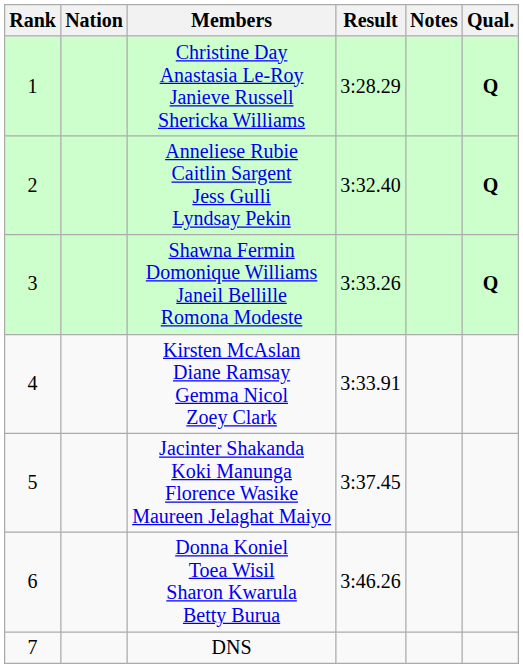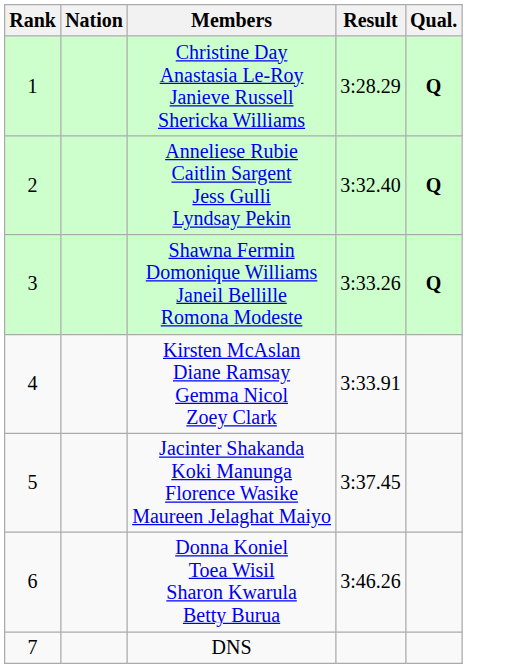- column: (434, 20)
